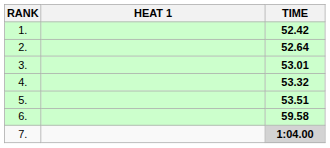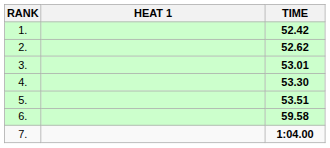(295, 48) 52.64 -> (295, 48) 52.62
(295, 83) 53.32 -> (295, 83) 53.30
(295, 134) lightgrey background -> (295, 134) no background
